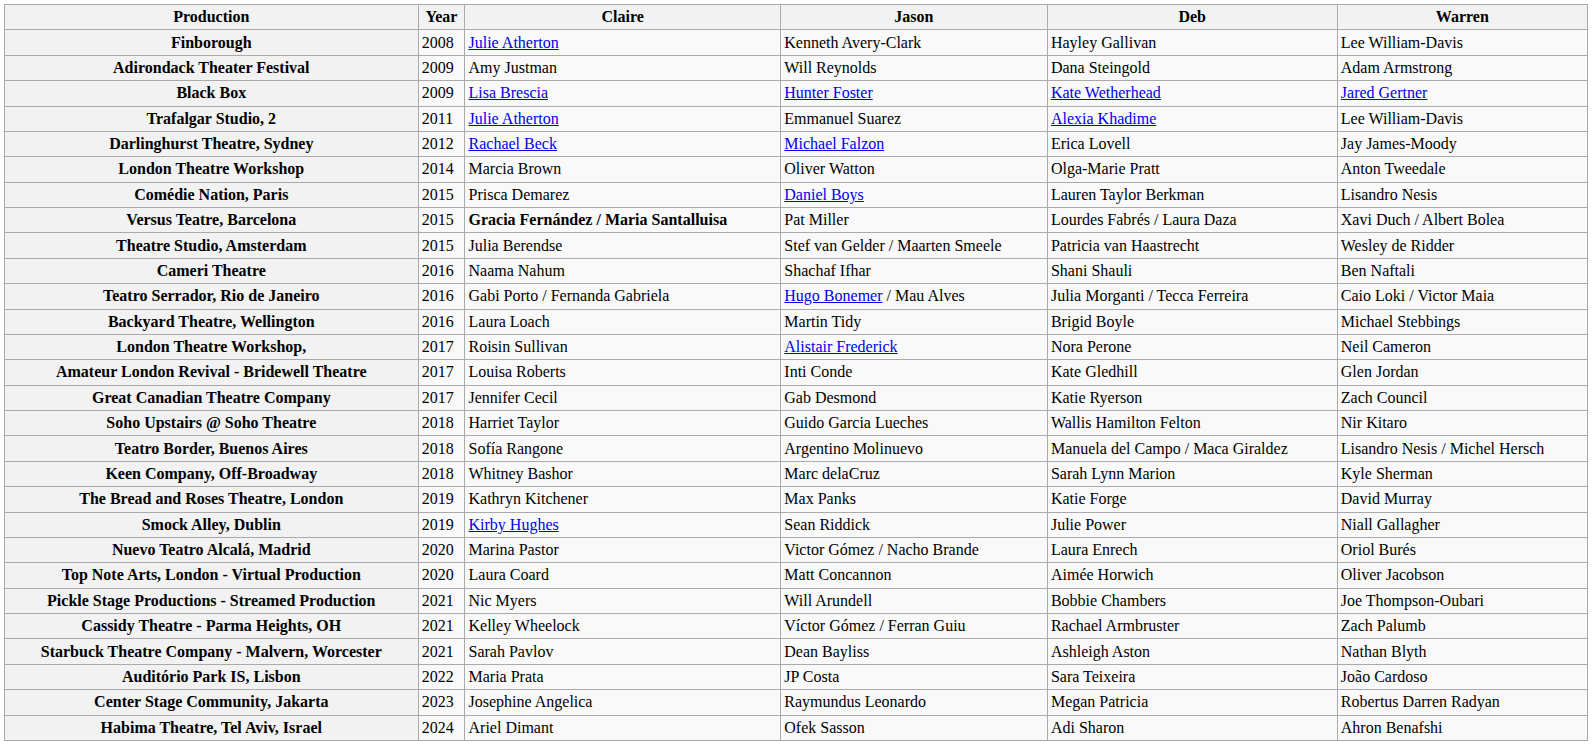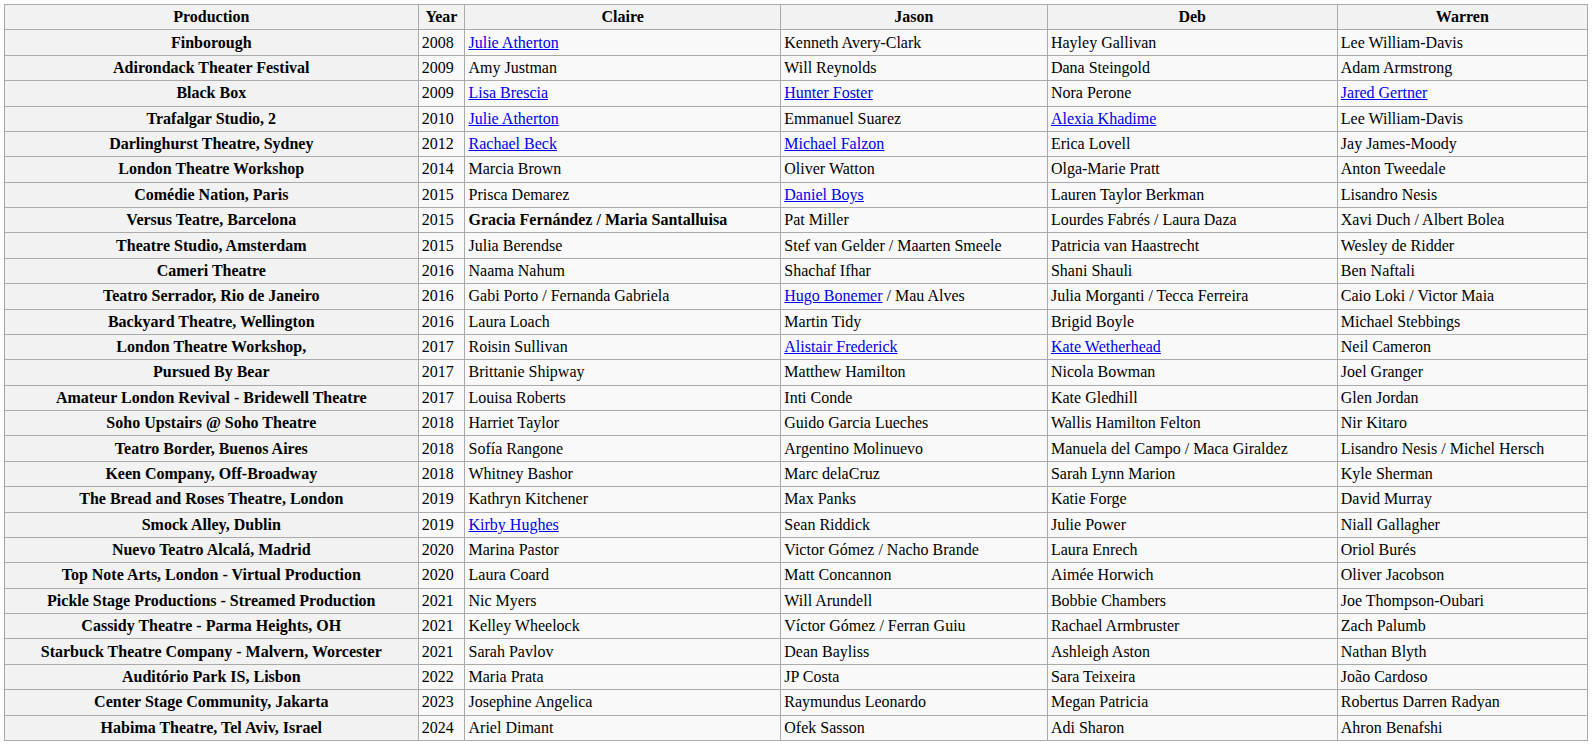(1106, 93) Kate Wetherhead -> (1091, 93) Nora Perone
(437, 118) 2011 -> (438, 118) 2010
(1091, 347) Nora Perone -> (1106, 347) Kate Wetherhead
+ row: (211, 372)
- row: (211, 397)
